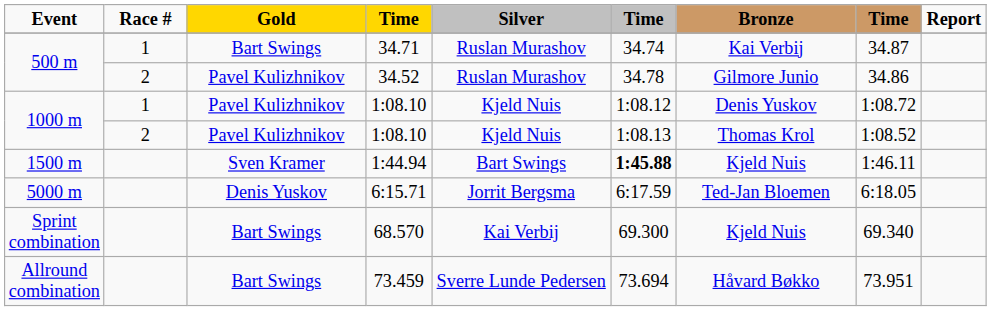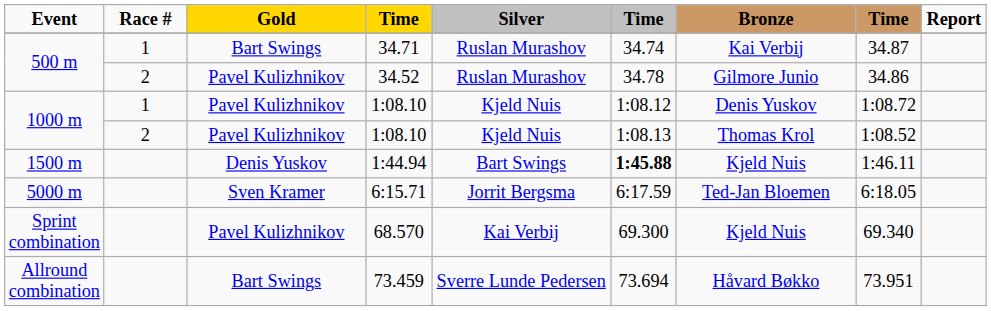(276, 163) Sven Kramer -> (276, 163) Denis Yuskov
(276, 192) Denis Yuskov -> (276, 192) Sven Kramer
(276, 231) Bart Swings -> (276, 231) Pavel Kulizhnikov
